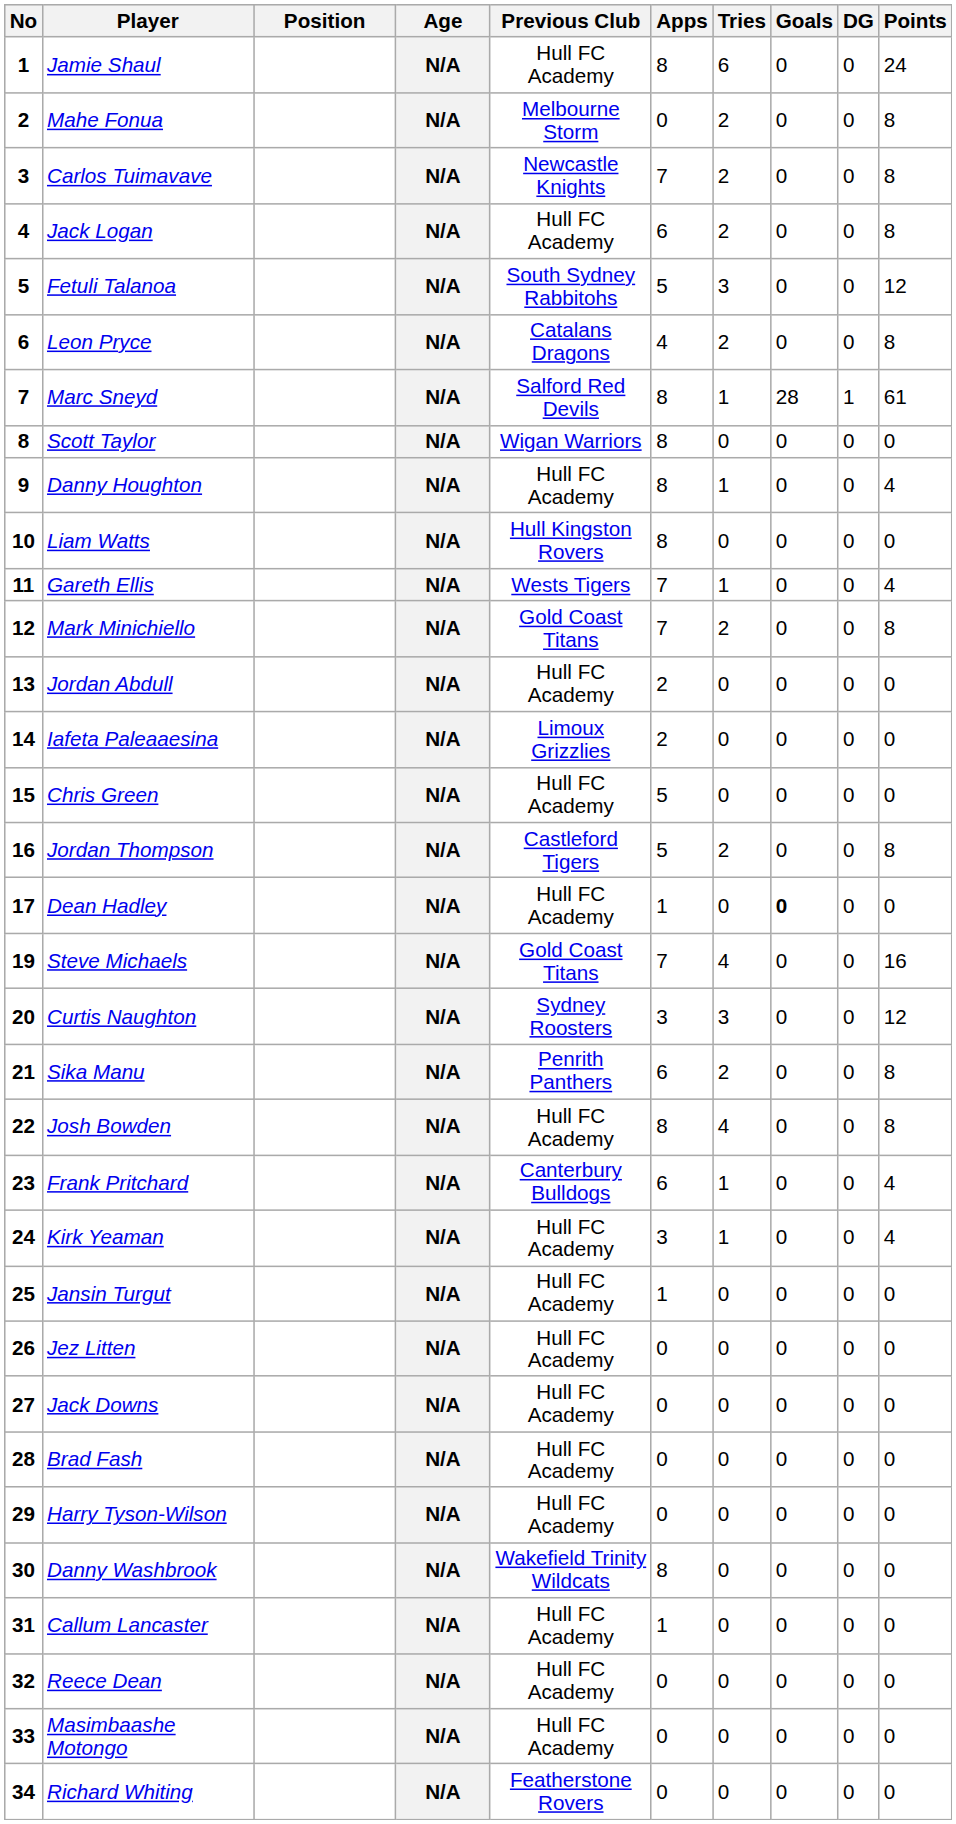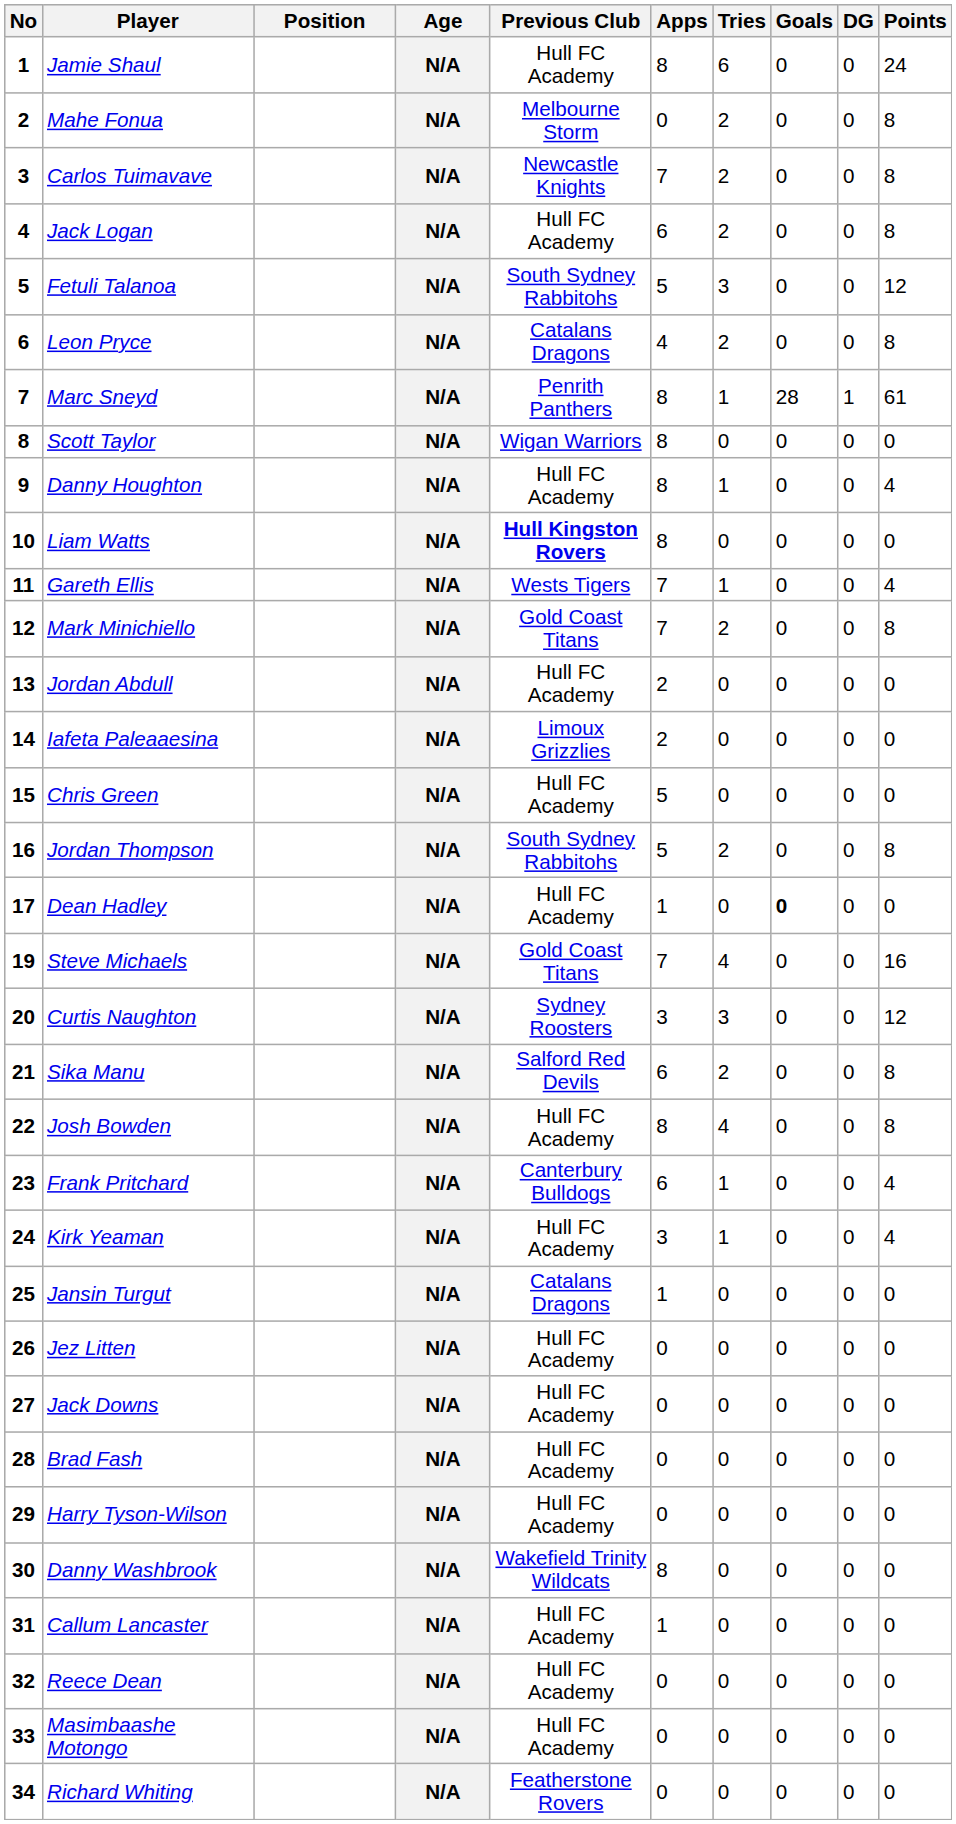(571, 397) Salford Red Devils -> (571, 397) Penrith Panthers
(571, 540) normal -> (571, 540) bold
(571, 850) Castleford Tigers -> (571, 850) South Sydney Rabbitohs
(571, 1071) Penrith Panthers -> (571, 1071) Salford Red Devils
(571, 1293) Hull FC Academy -> (571, 1293) Catalans Dragons
